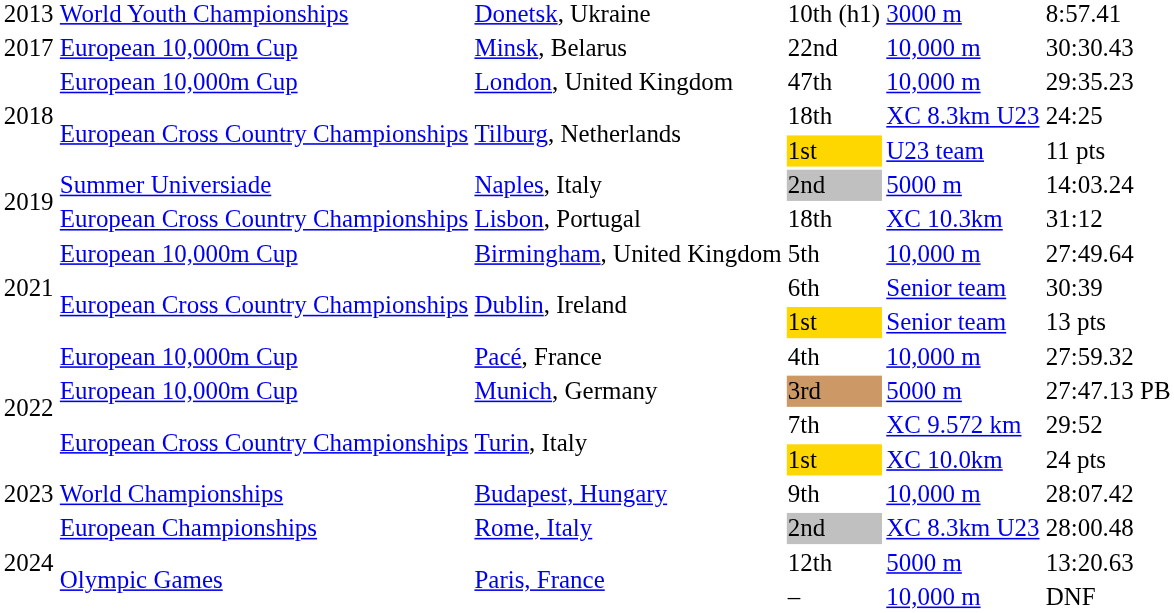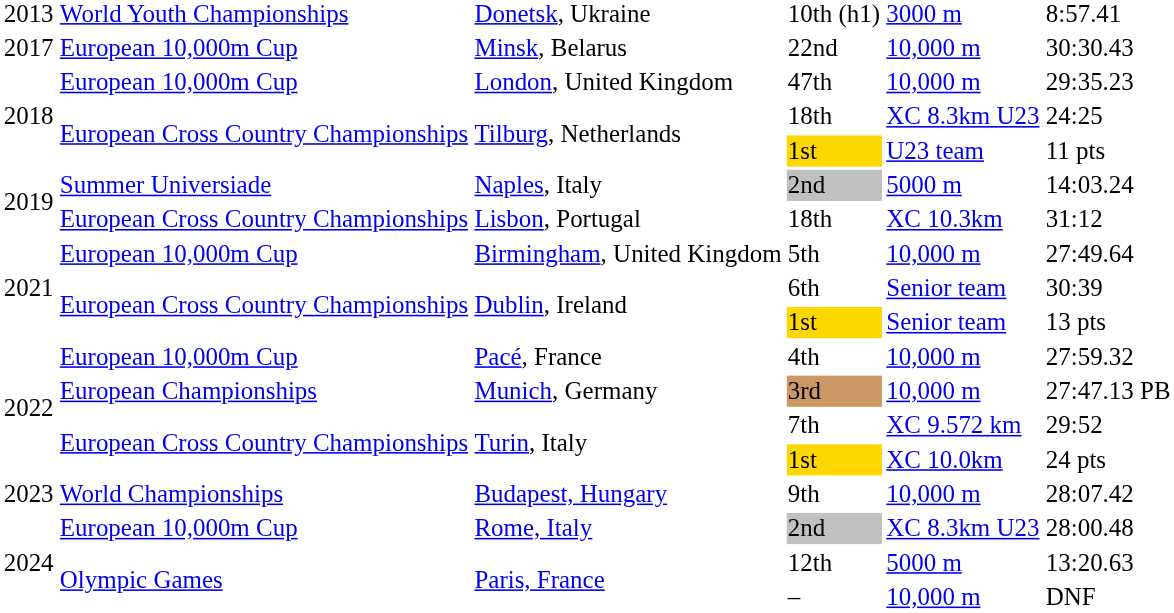(179, 390) European 10,000m Cup -> (188, 390) European Championships
(924, 390) 5000 m -> (933, 390) 10,000 m
(188, 528) European Championships -> (179, 528) European 10,000m Cup
